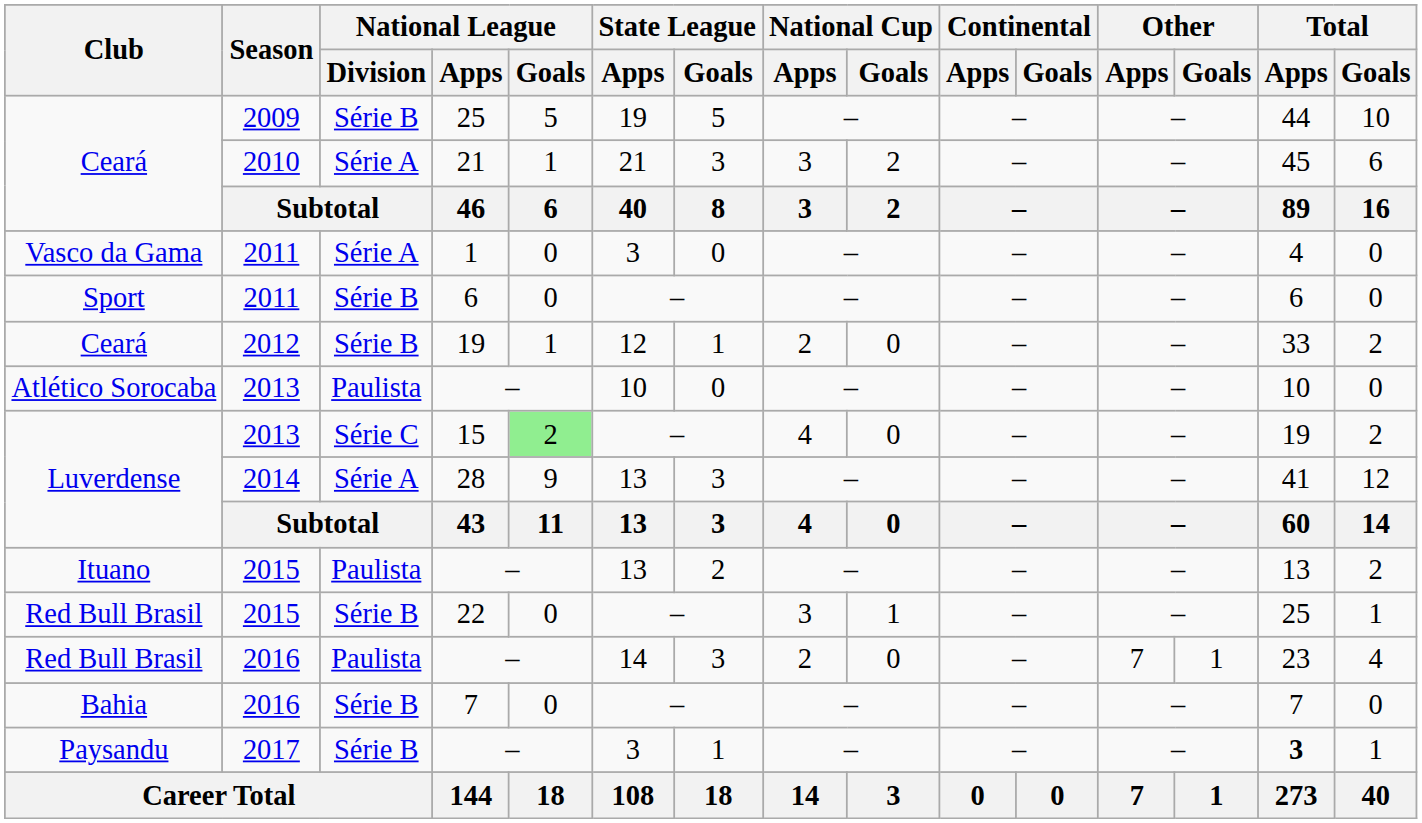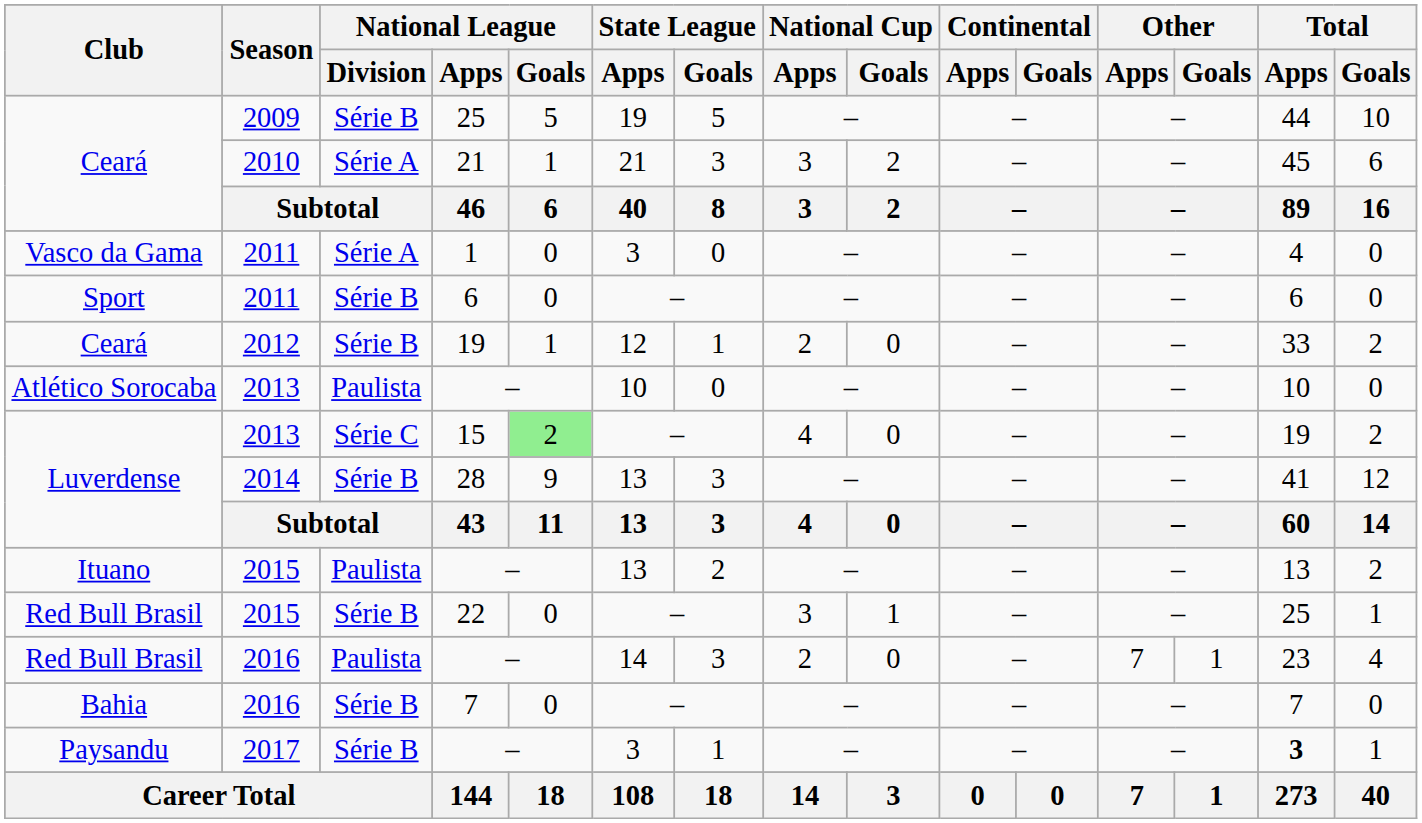(376, 478) Série A -> (376, 478) Série B
